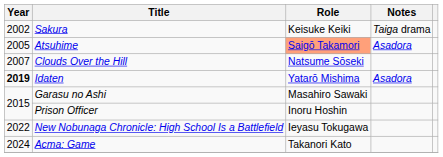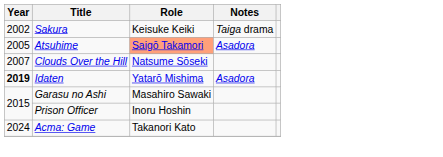- row: (159, 128)
